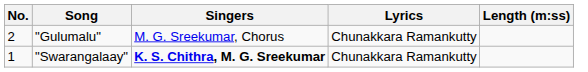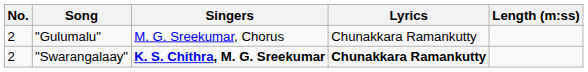(11, 57) 1 -> (11, 57) 2
(404, 57) normal -> (409, 57) bold
